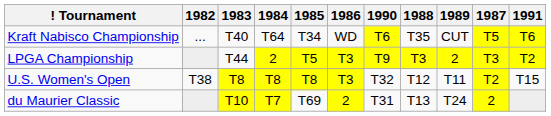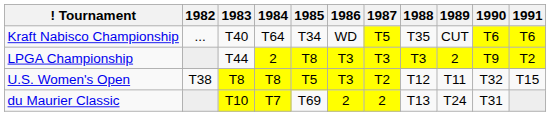columns swapped: (491, 15) <-> (382, 15)
(309, 58) T5 -> (309, 58) T8
(309, 80) T8 -> (309, 80) T5
